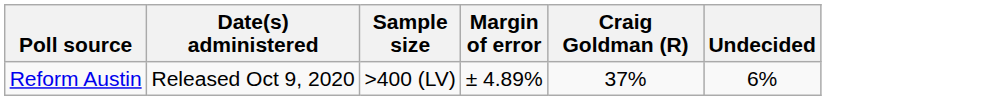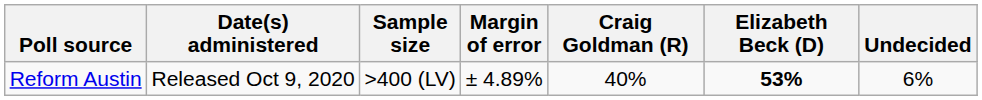+ column: (781, 33)
(626, 78) 37% -> (626, 78) 40%
